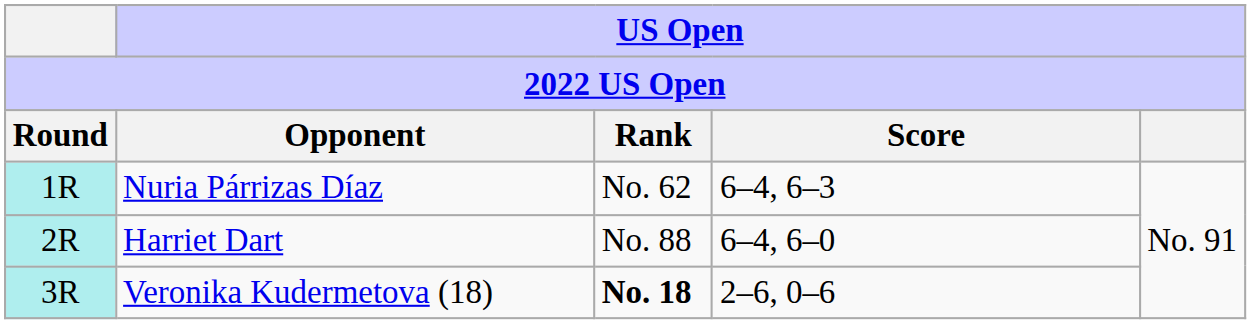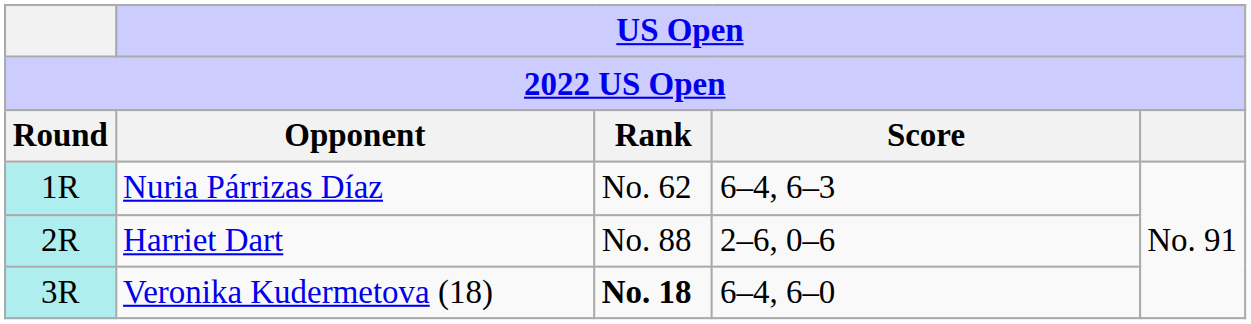(778, 239) 6–4, 6–0 -> (778, 239) 2–6, 0–6
(778, 291) 2–6, 0–6 -> (778, 291) 6–4, 6–0
